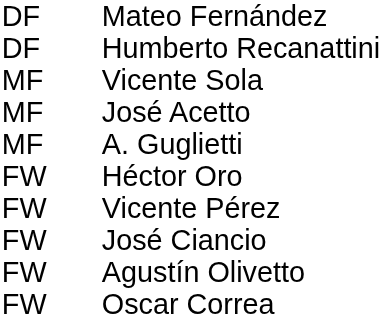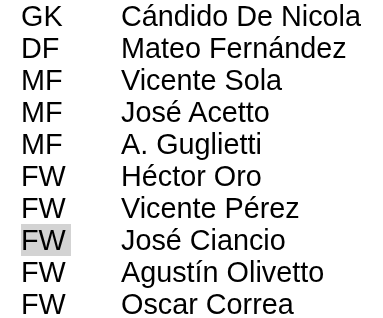+ row: (241, 16)
- row: (241, 48)
(24, 240) no background -> (43, 240) lightgrey background
